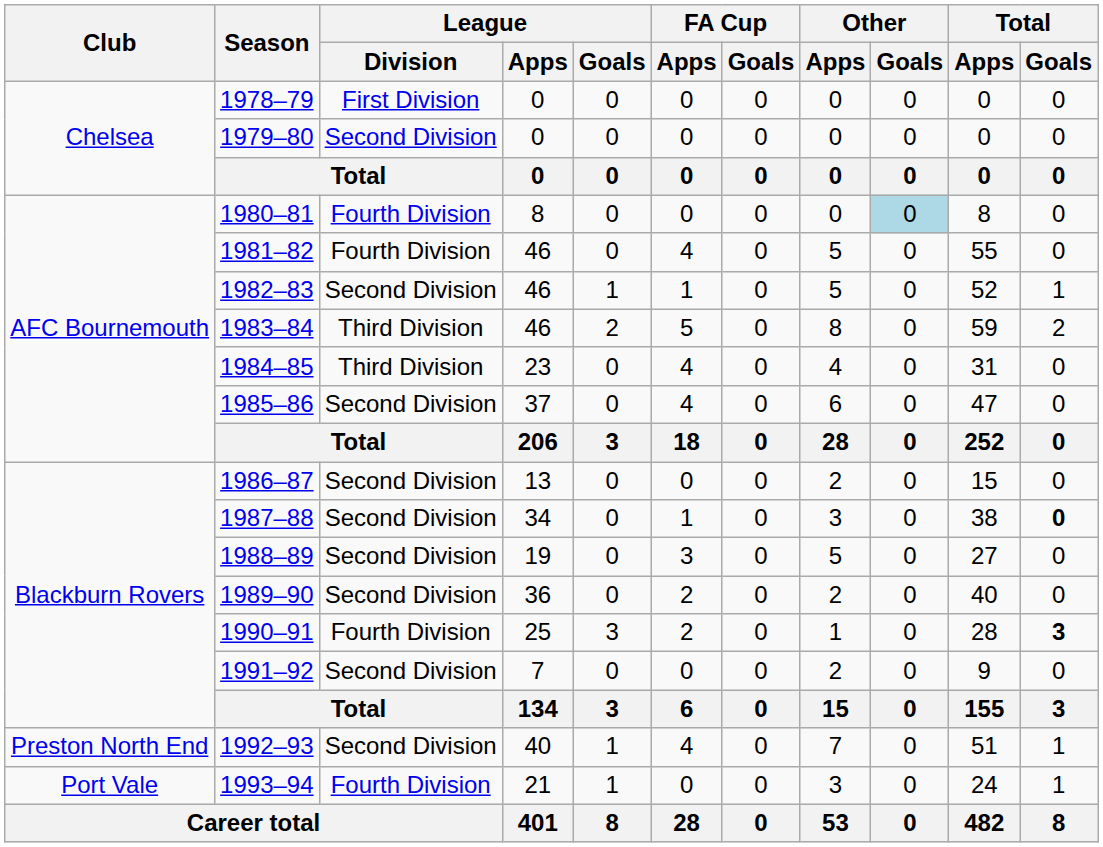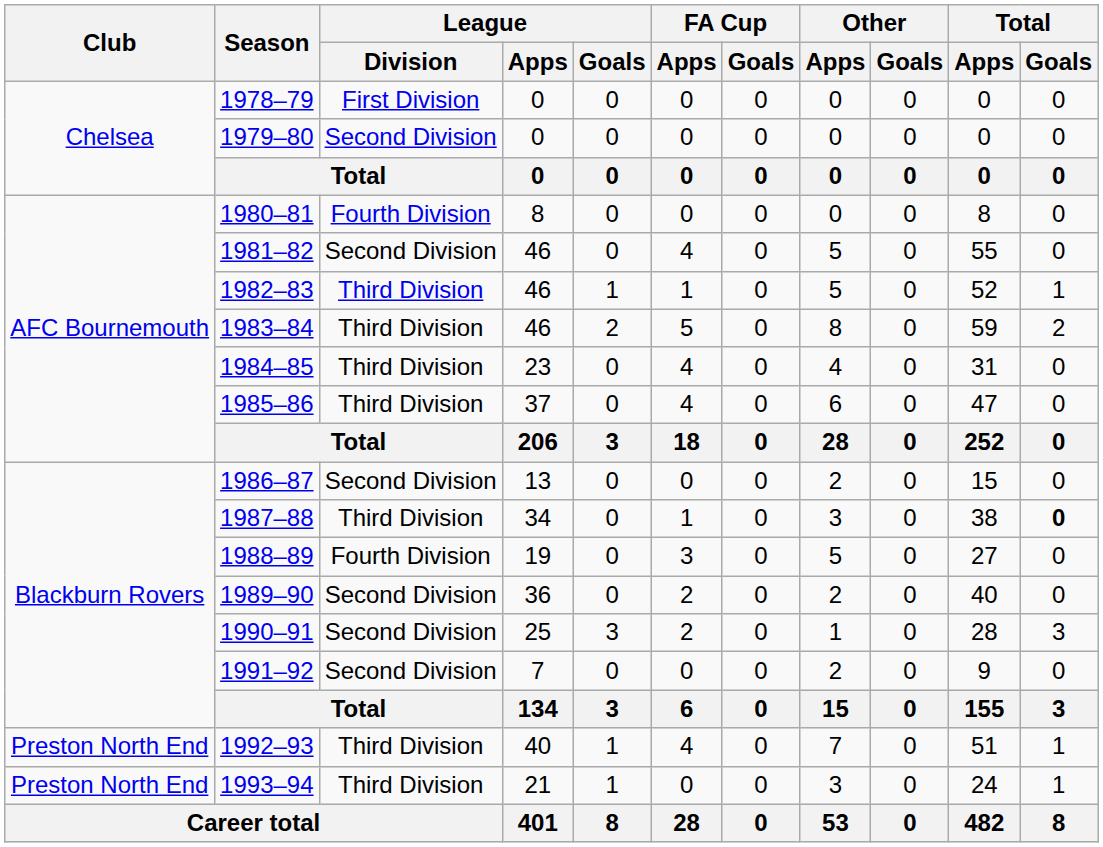(910, 213) lightblue background -> (910, 213) no background
(411, 251) Fourth Division -> (411, 251) Second Division
(411, 289) Second Division -> (411, 289) Third Division
(411, 404) Second Division -> (411, 404) Third Division
(411, 518) Second Division -> (411, 518) Third Division
(411, 556) Second Division -> (411, 556) Fourth Division
(411, 632) Fourth Division -> (411, 632) Second Division
(1059, 632) bold -> (1059, 632) normal
(411, 746) Second Division -> (411, 746) Third Division
(110, 784) Port Vale -> (110, 784) Preston North End
(411, 784) Fourth Division -> (411, 784) Third Division
